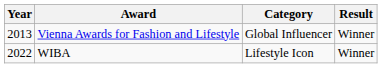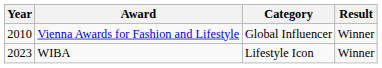(20, 33) 2013 -> (20, 33) 2010
(20, 53) 2022 -> (20, 53) 2023
